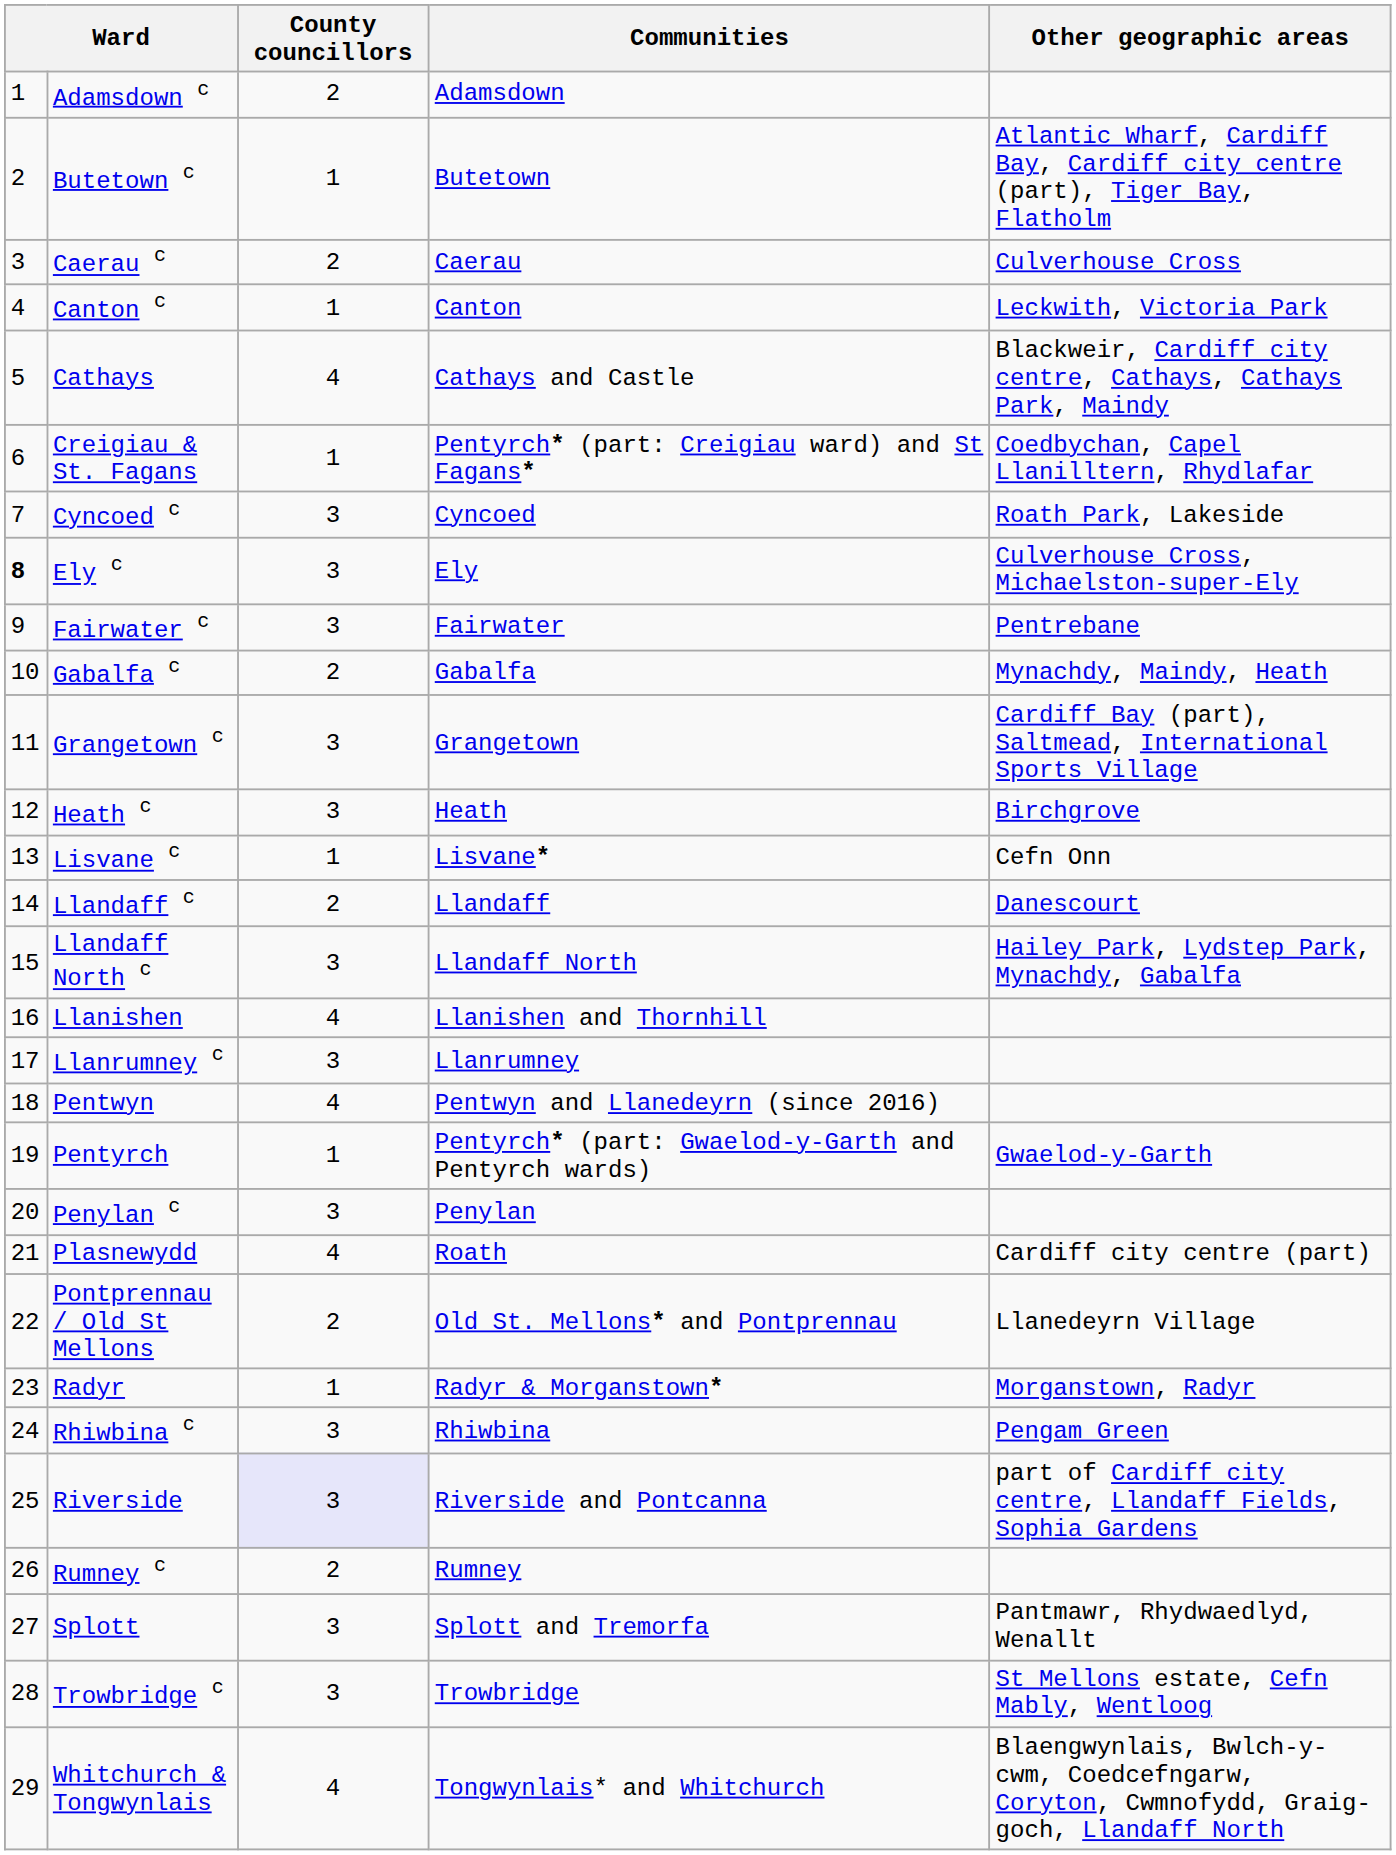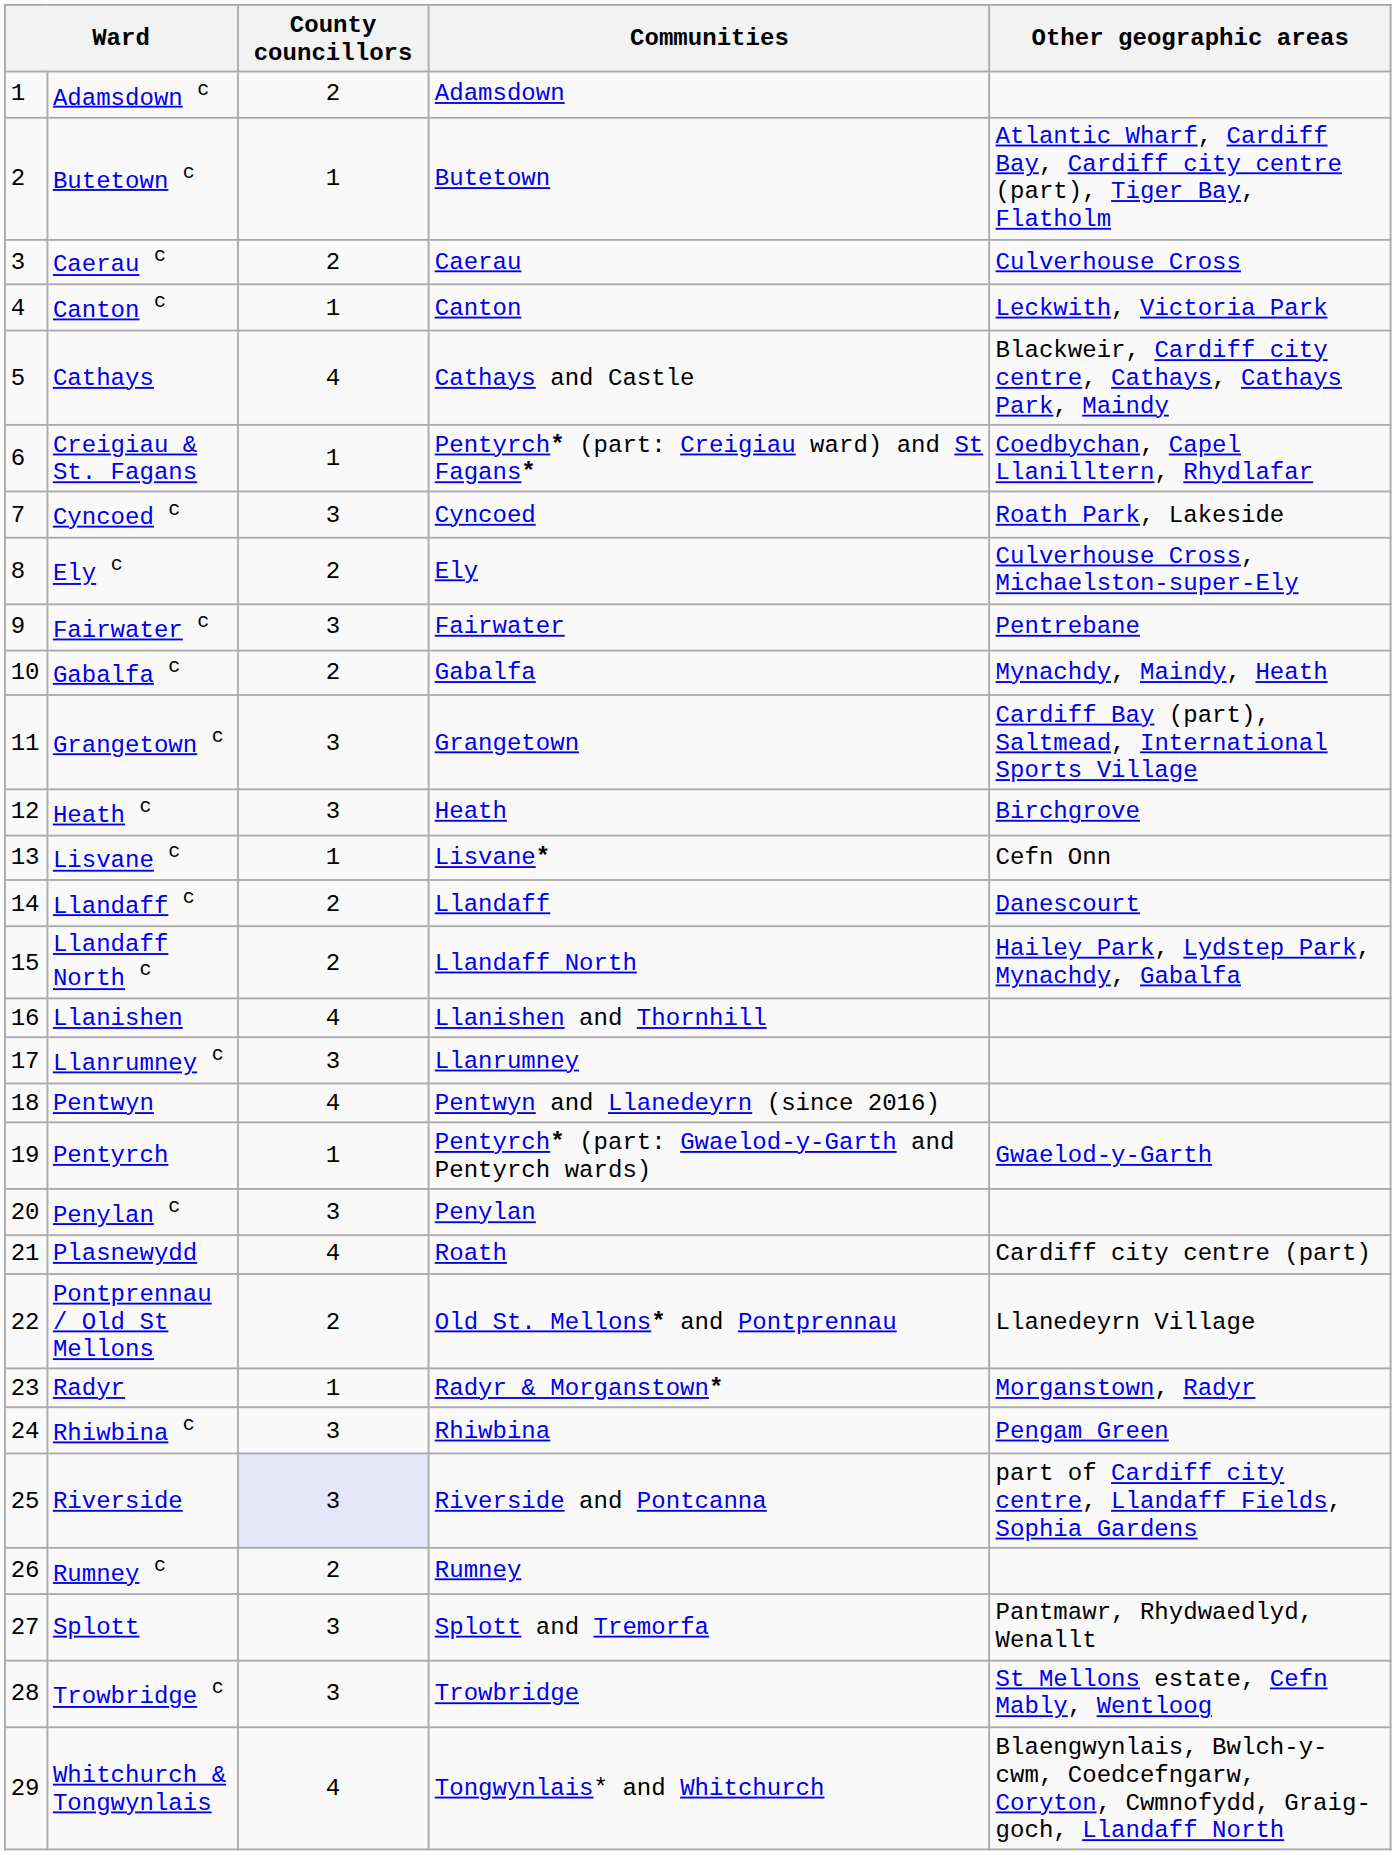(18, 571) bold -> (18, 571) normal
(333, 571) 3 -> (333, 571) 2
(333, 962) 3 -> (333, 962) 2
